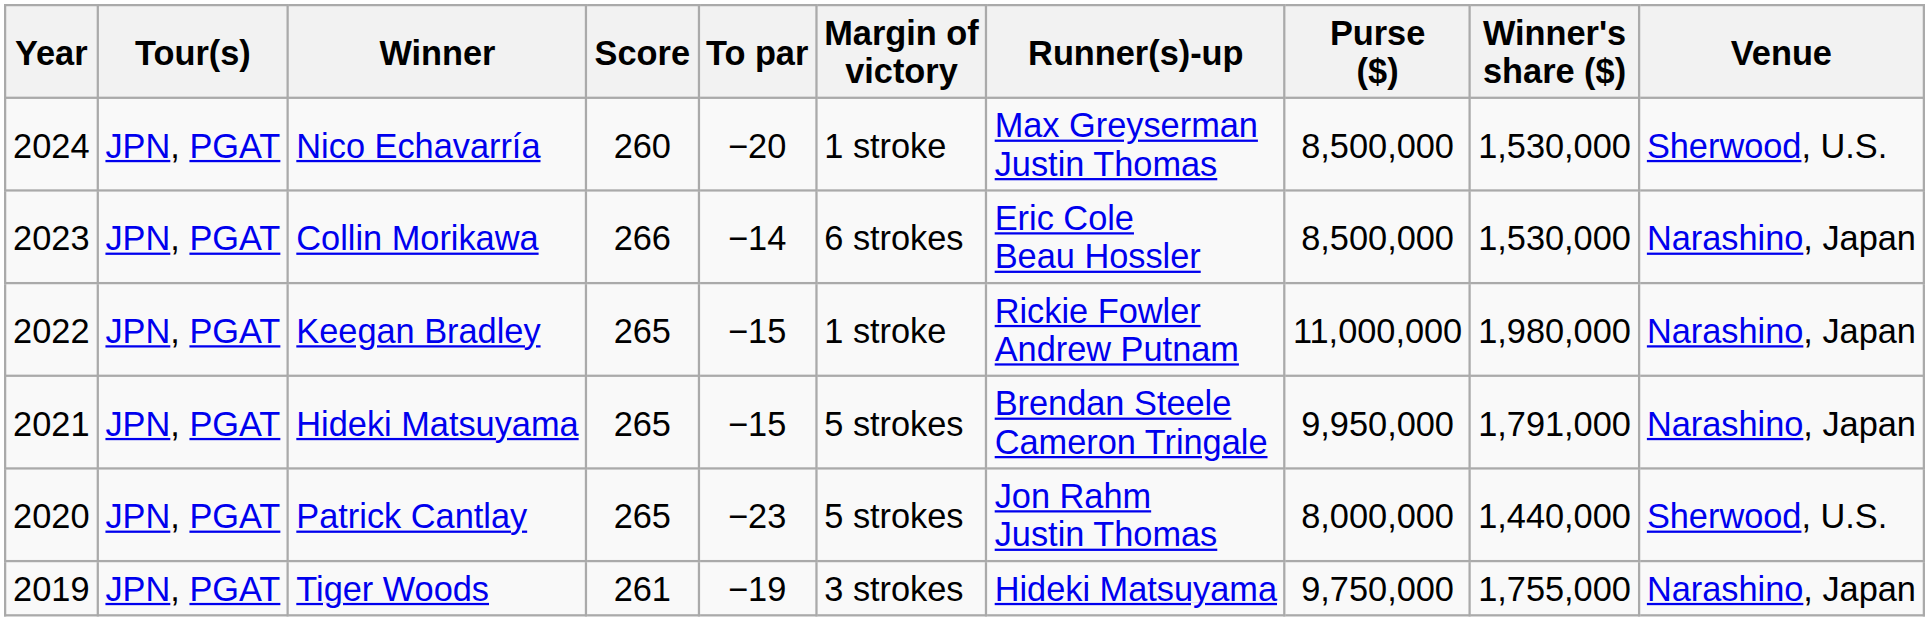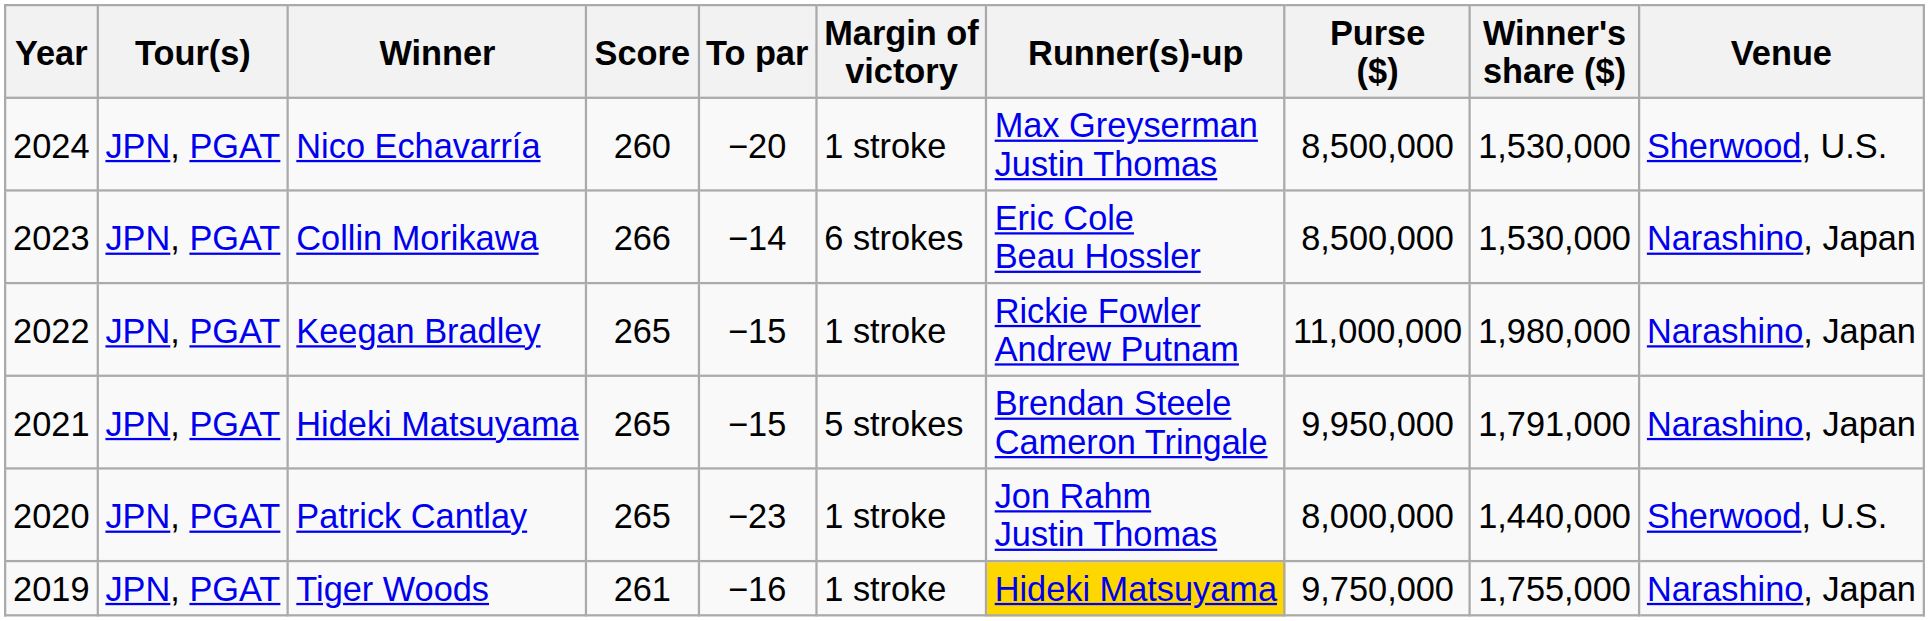(894, 516) 5 strokes -> (885, 516) 1 stroke
(757, 589) −19 -> (757, 589) −16
(894, 589) 3 strokes -> (885, 589) 1 stroke
(1136, 589) no background -> (1136, 589) gold background
